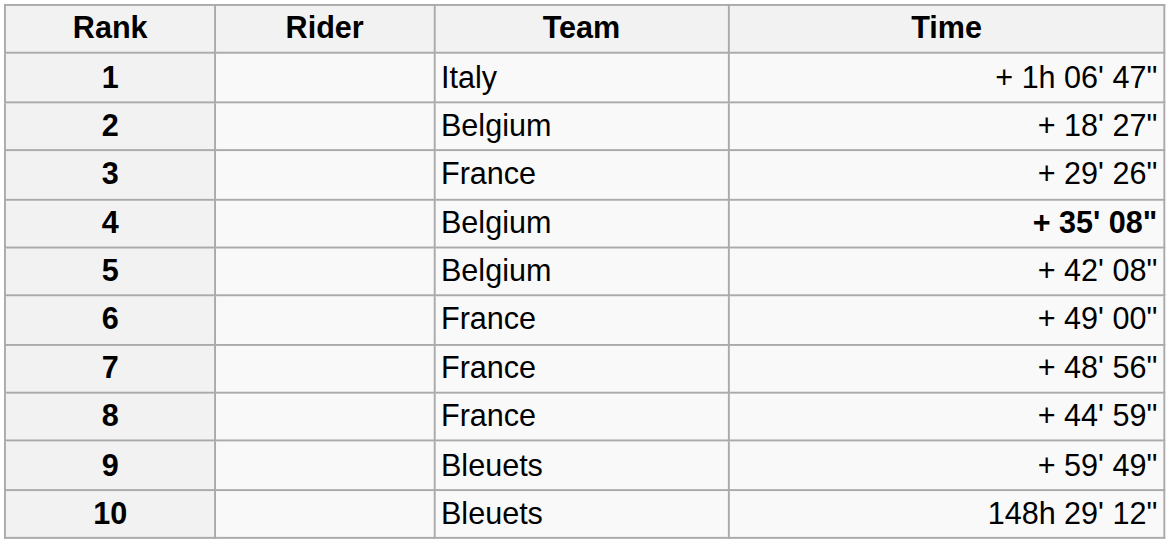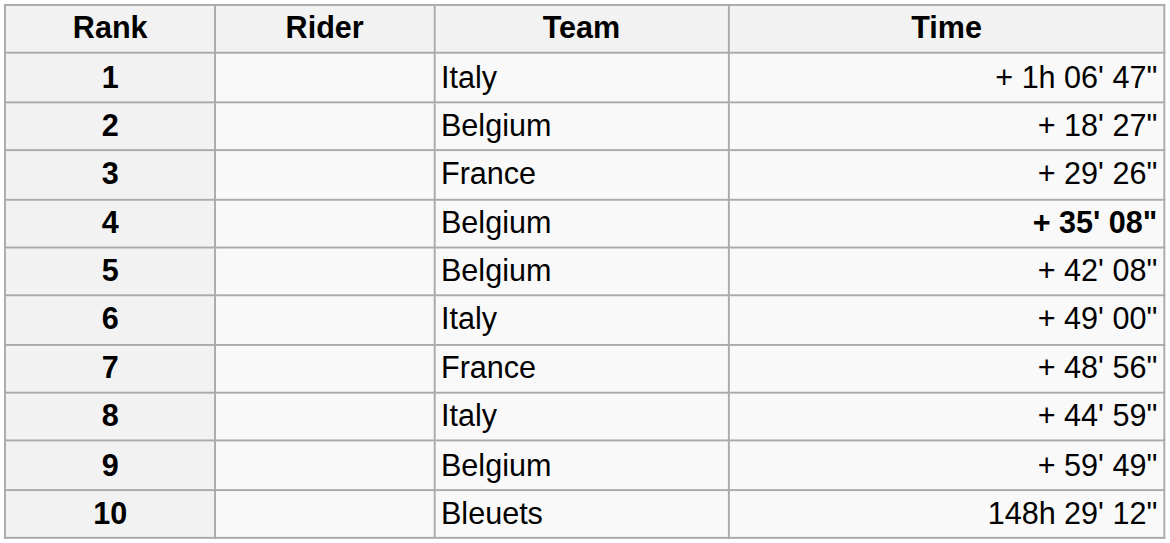(489, 319) France -> (469, 319) Italy
(489, 416) France -> (469, 416) Italy
(492, 464) Bleuets -> (496, 464) Belgium
